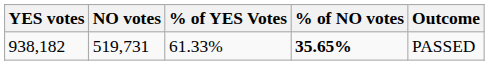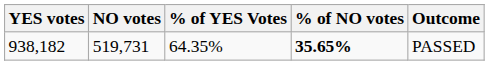(196, 45) 61.33% -> (196, 45) 64.35%
